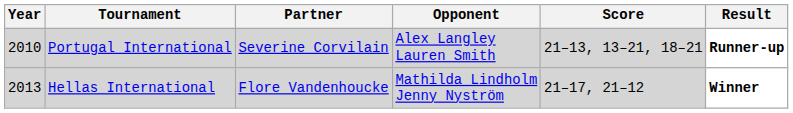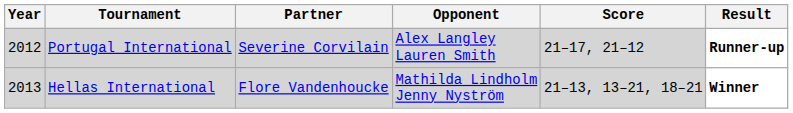(25, 48) 2010 -> (25, 48) 2012
(623, 48) 21–13, 13–21, 18–21 -> (594, 48) 21–17, 21–12
(594, 88) 21–17, 21–12 -> (623, 88) 21–13, 13–21, 18–21
